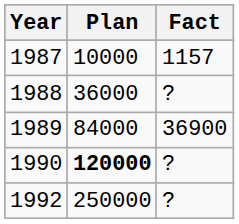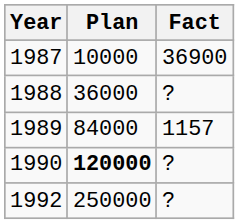(188, 58) 1157 -> (195, 58) 36900
(195, 129) 36900 -> (188, 129) 1157
